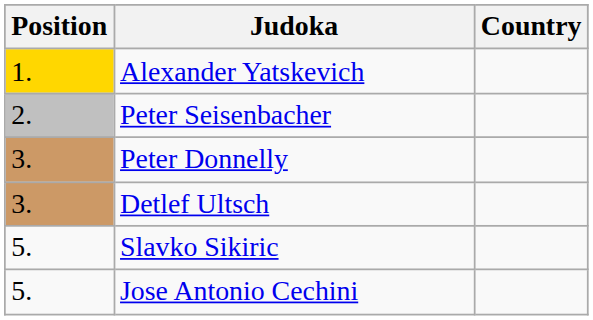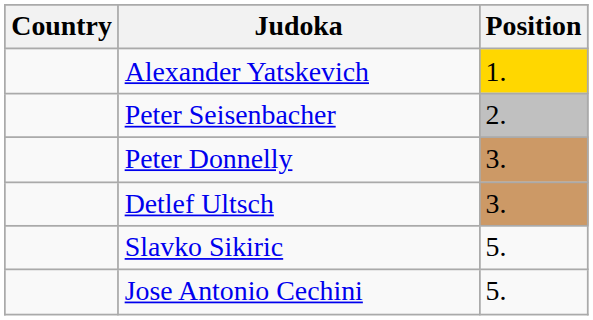columns swapped: (59, 26) <-> (531, 26)
